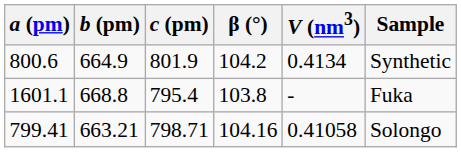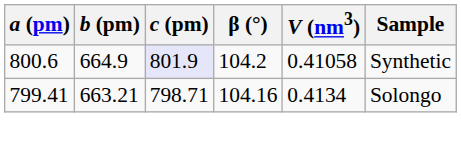(174, 61) no background -> (174, 61) lavender background
(317, 61) 0.4134 -> (322, 61) 0.41058
- row: (39, 95)
(322, 129) 0.41058 -> (317, 95) 0.4134
